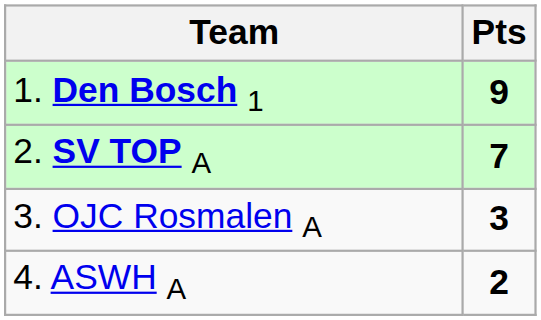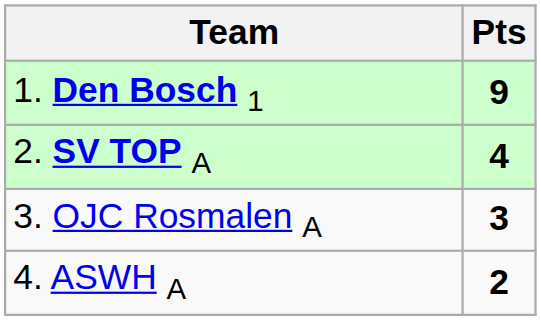(499, 155) 7 -> (499, 155) 4
